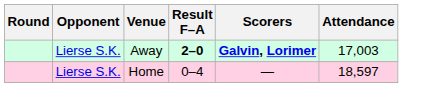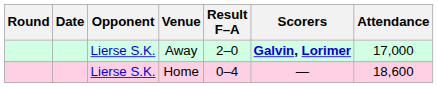+ column: (70, 22)
(192, 51) bold -> (227, 51) normal
(358, 51) 17,003 -> (393, 51) 17,000
(358, 72) 18,597 -> (393, 72) 18,600
